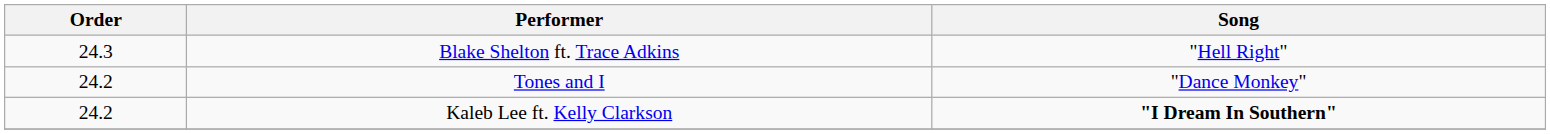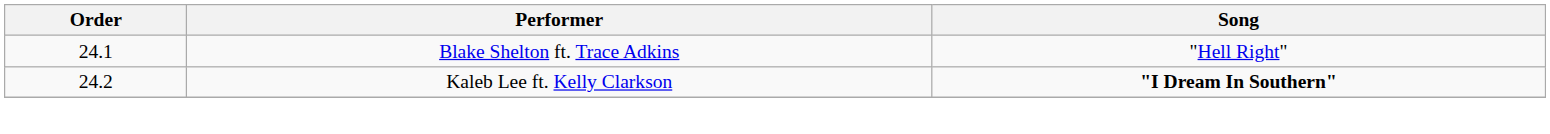(96, 50) 24.3 -> (96, 50) 24.1
- row: (559, 81)
